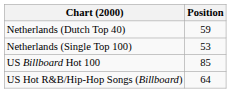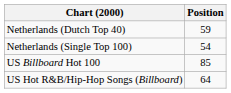(205, 46) 53 -> (205, 46) 54
